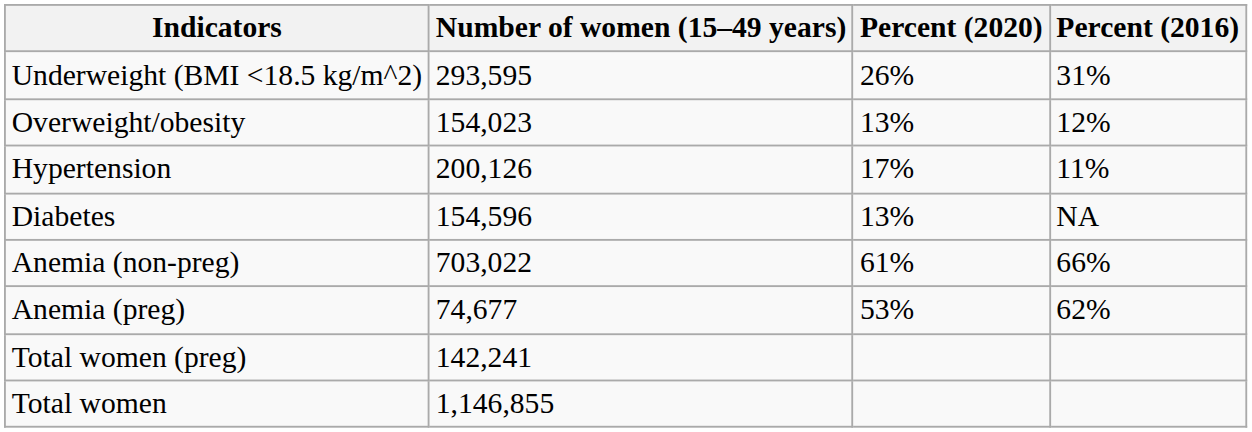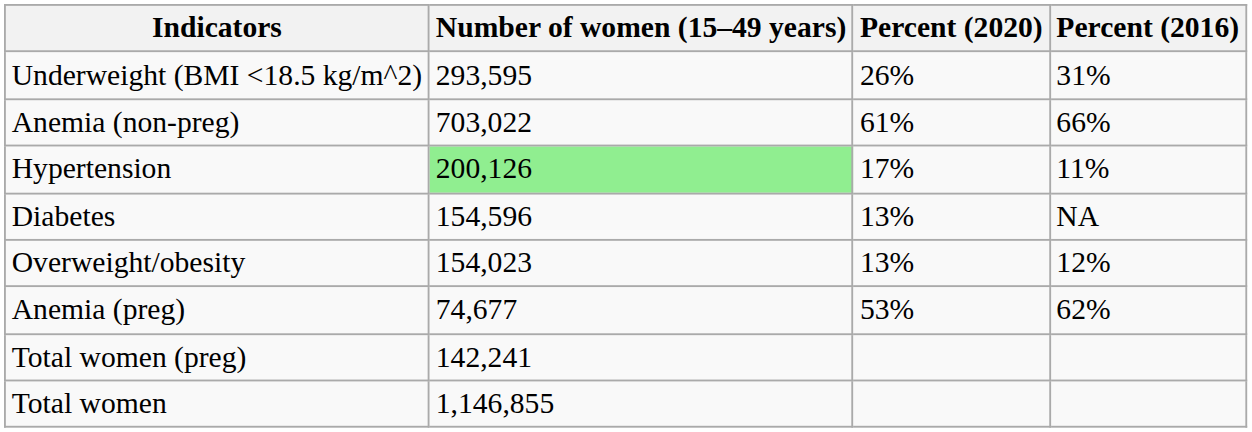rows swapped: (128, 121) <-> (126, 262)
(484, 168) no background -> (484, 168) lightgreen background
